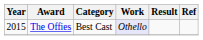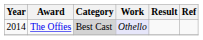(16, 27) 2015 -> (16, 27) 2014
(94, 27) no background -> (94, 27) lightgrey background
